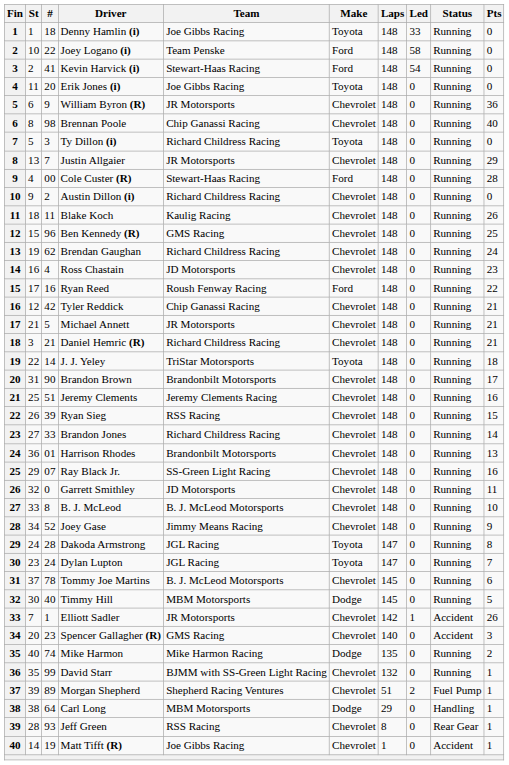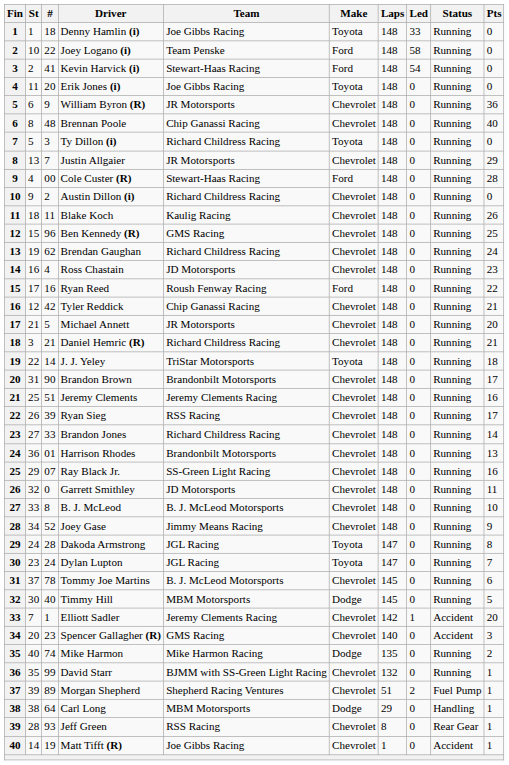(50, 123) 98 -> (50, 123) 48
(492, 324) 21 -> (492, 324) 20
(492, 416) 15 -> (492, 416) 17
(200, 617) JR Motorsports -> (222, 617) Jeremy Clements Racing
(492, 617) 26 -> (492, 617) 20
